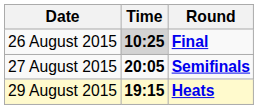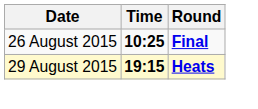(144, 41) lightgrey background -> (144, 41) no background
- row: (63, 66)
